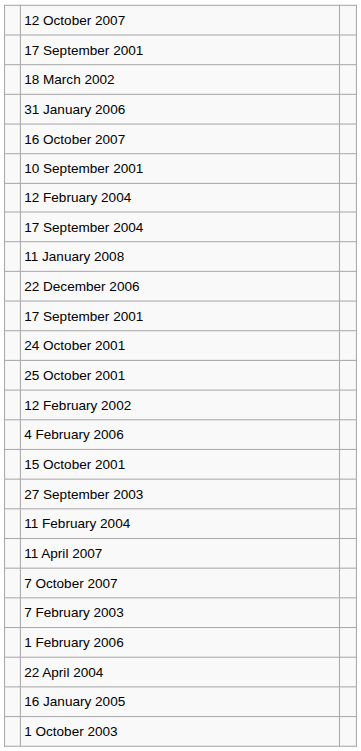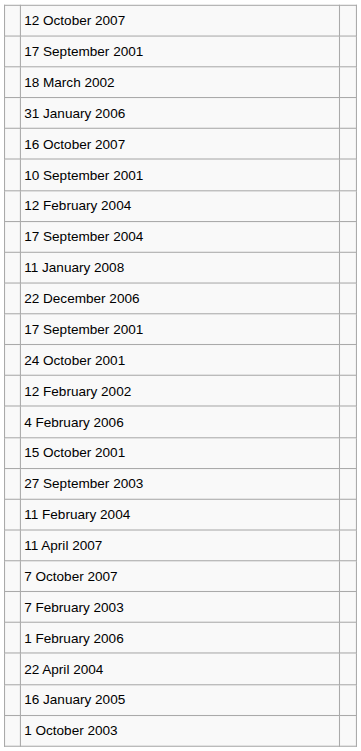- row: (13, 375)
